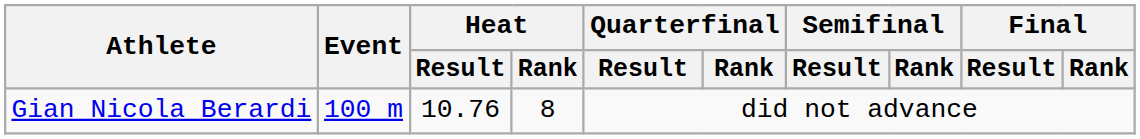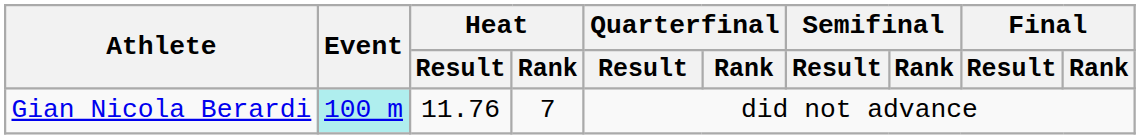(364, 110) no background -> (364, 110) paleturquoise background
(460, 110) 10.76 -> (460, 110) 11.76
(548, 110) 8 -> (548, 110) 7
